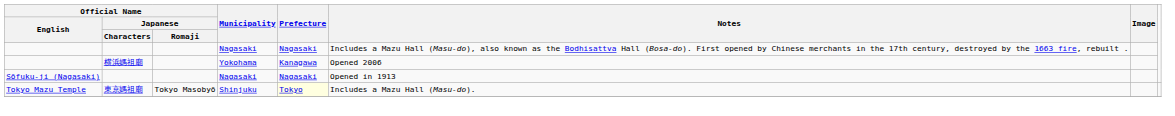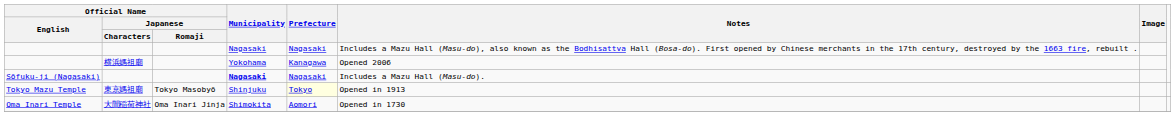(238, 76) normal -> (247, 76) bold
(363, 76) Opened in 1913 -> (412, 76) Includes a Mazu Hall (Masu-do).
(403, 90) Includes a Mazu Hall (Masu-do). -> (372, 90) Opened in 1913
+ row: (44, 104)
